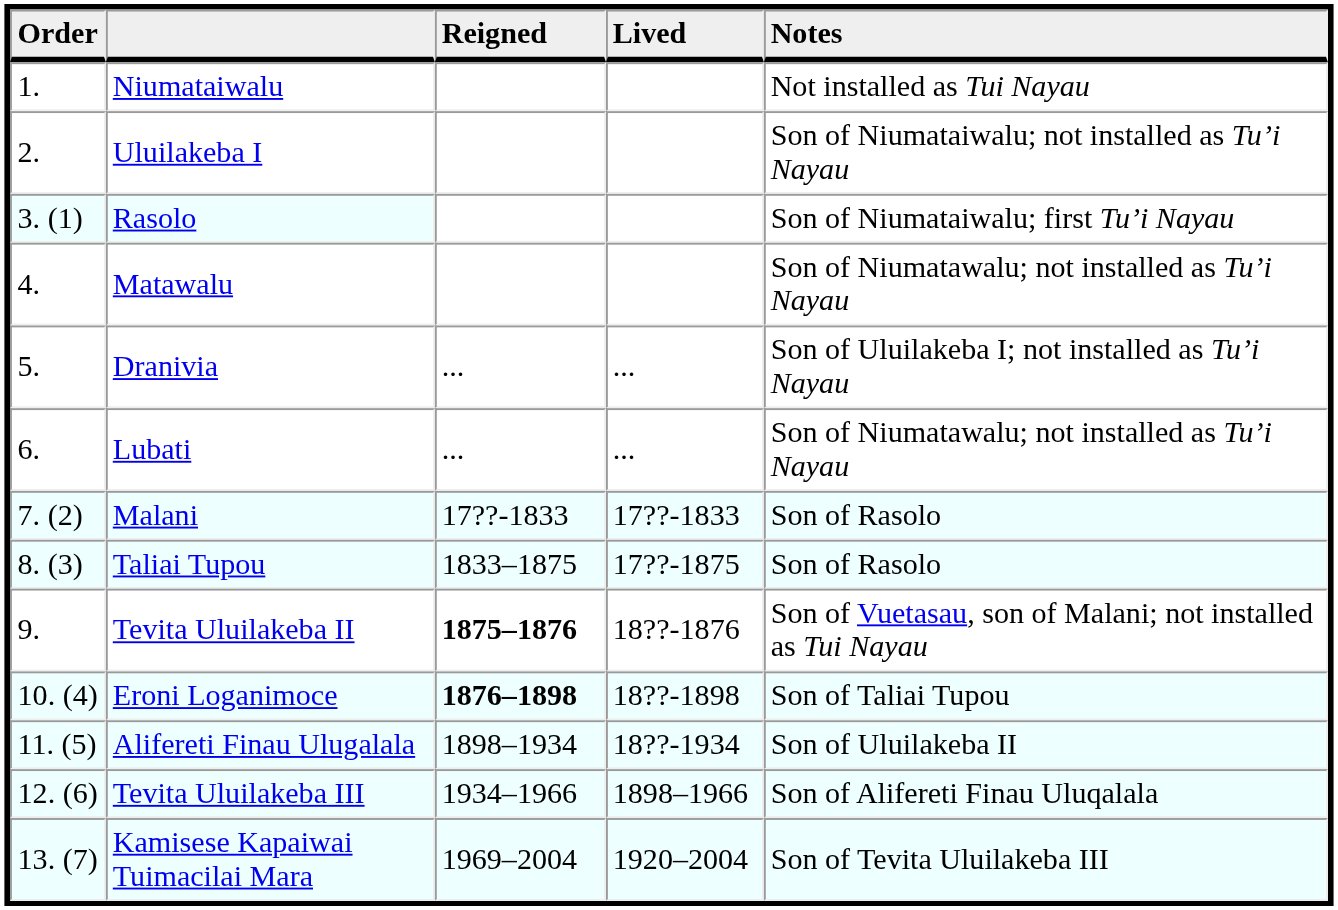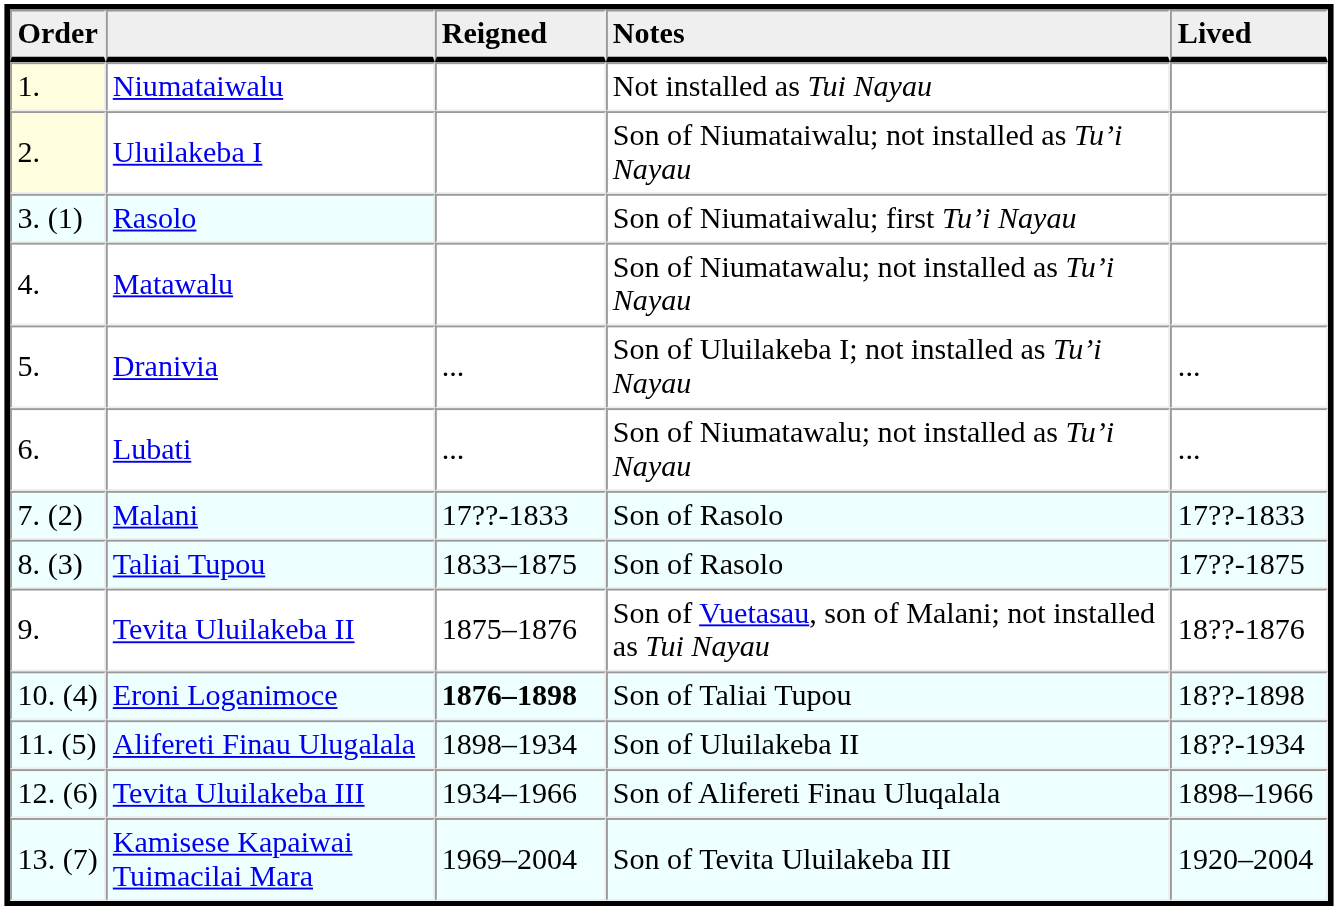columns swapped: (650, 33) <-> (807, 33)
(29, 86) no background -> (29, 86) lightyellow background
(29, 152) no background -> (29, 152) lightyellow background
(509, 629) bold -> (509, 629) normal
